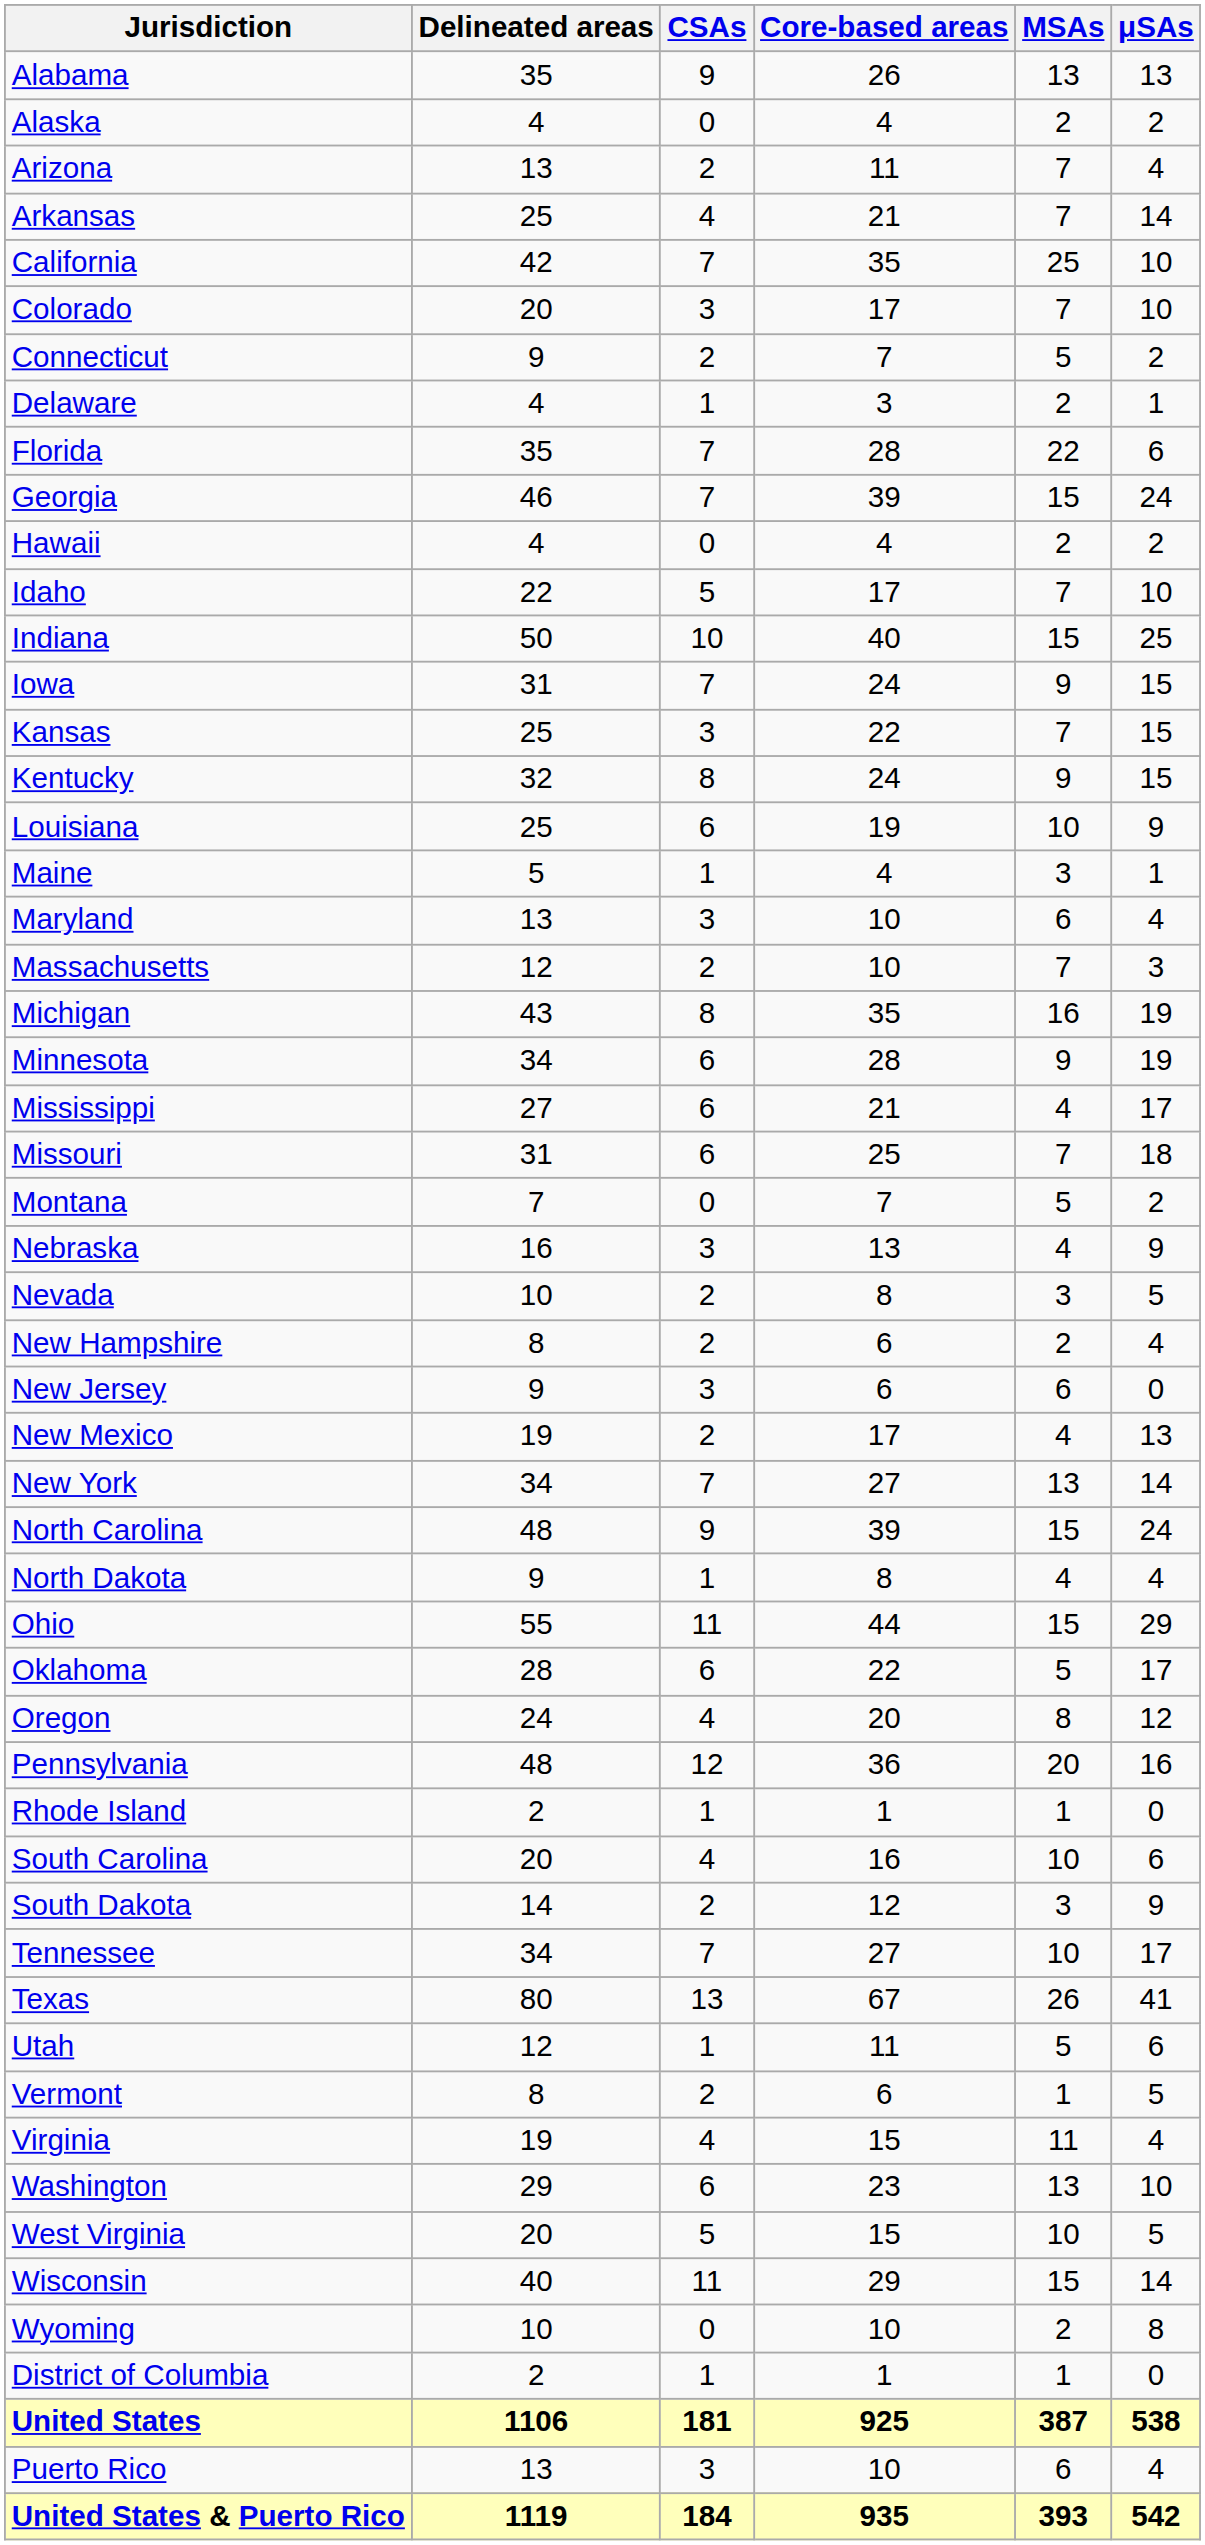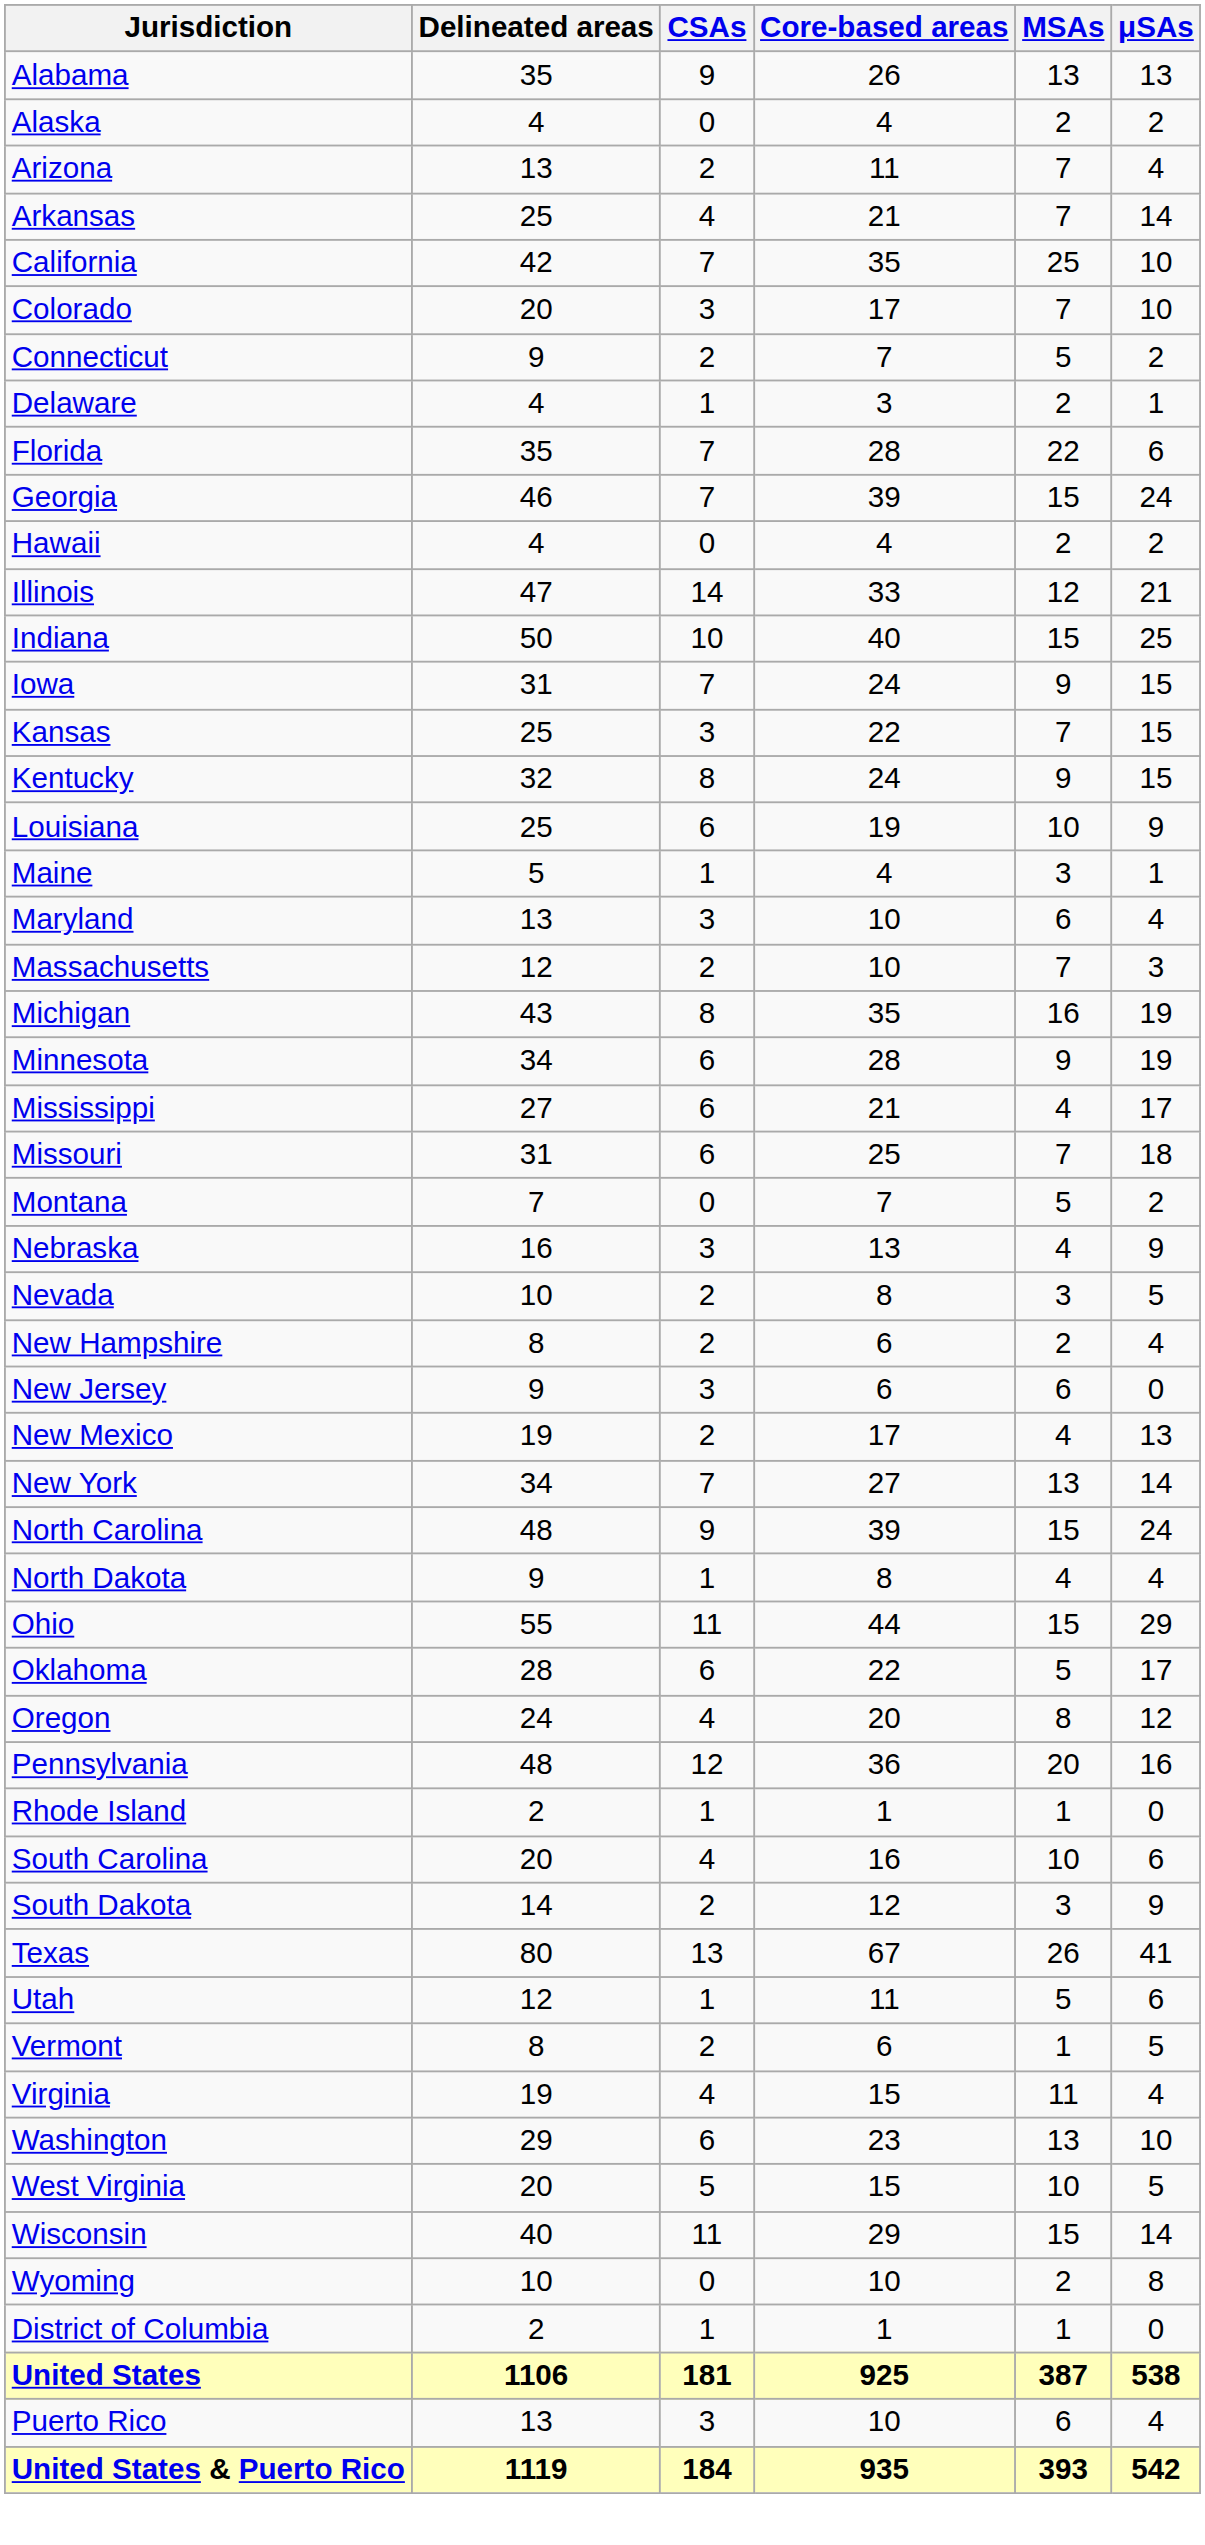- row: (49, 591)
+ row: (53, 591)
- row: (83, 1952)
